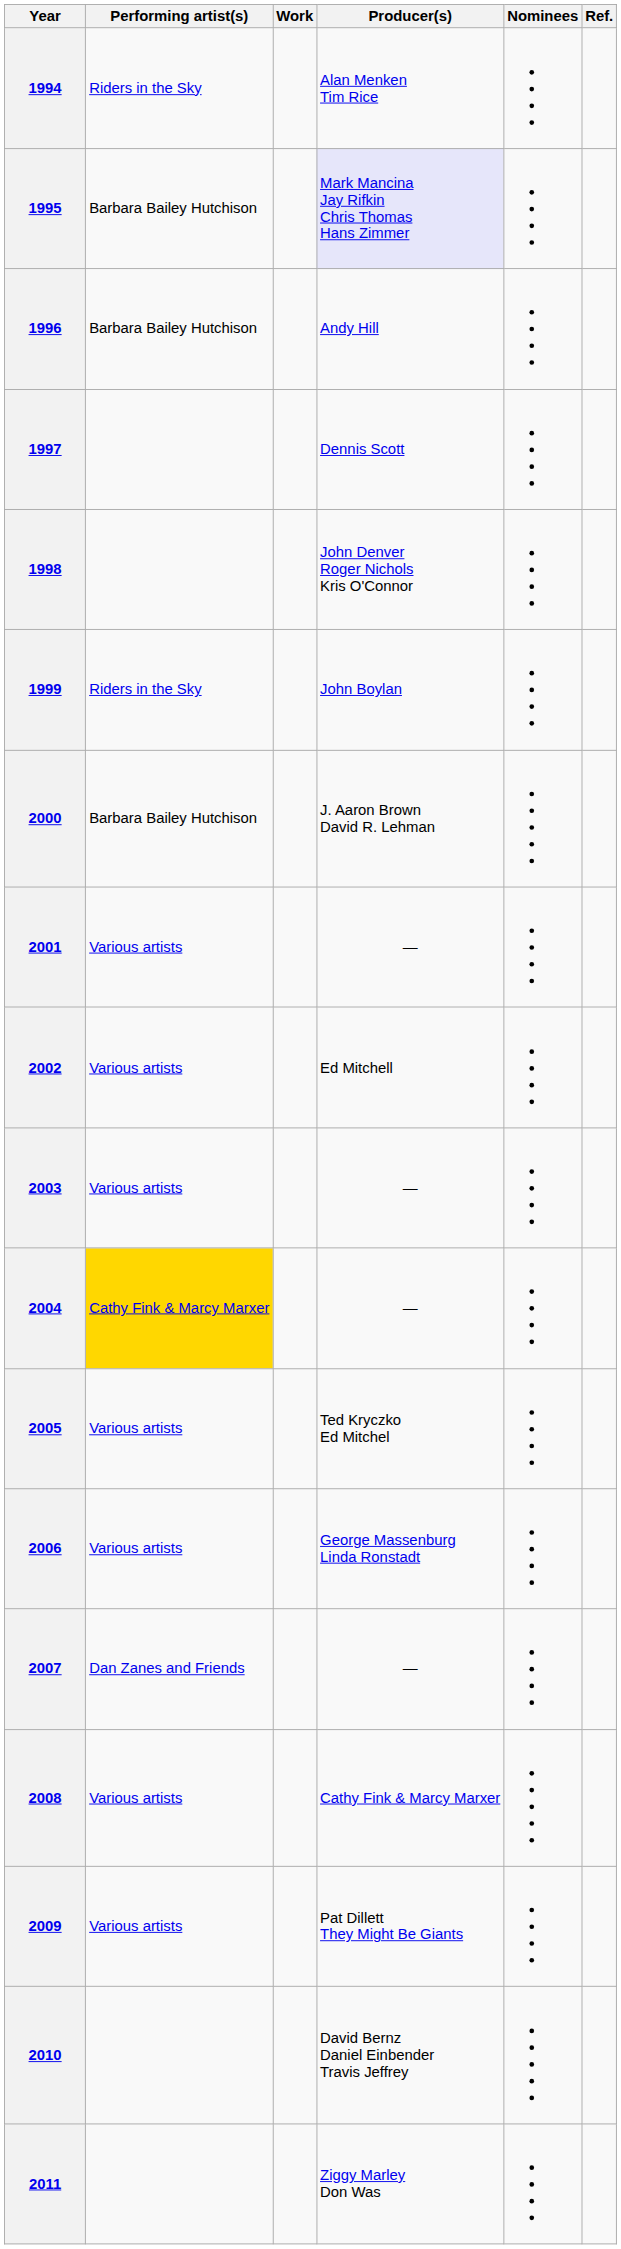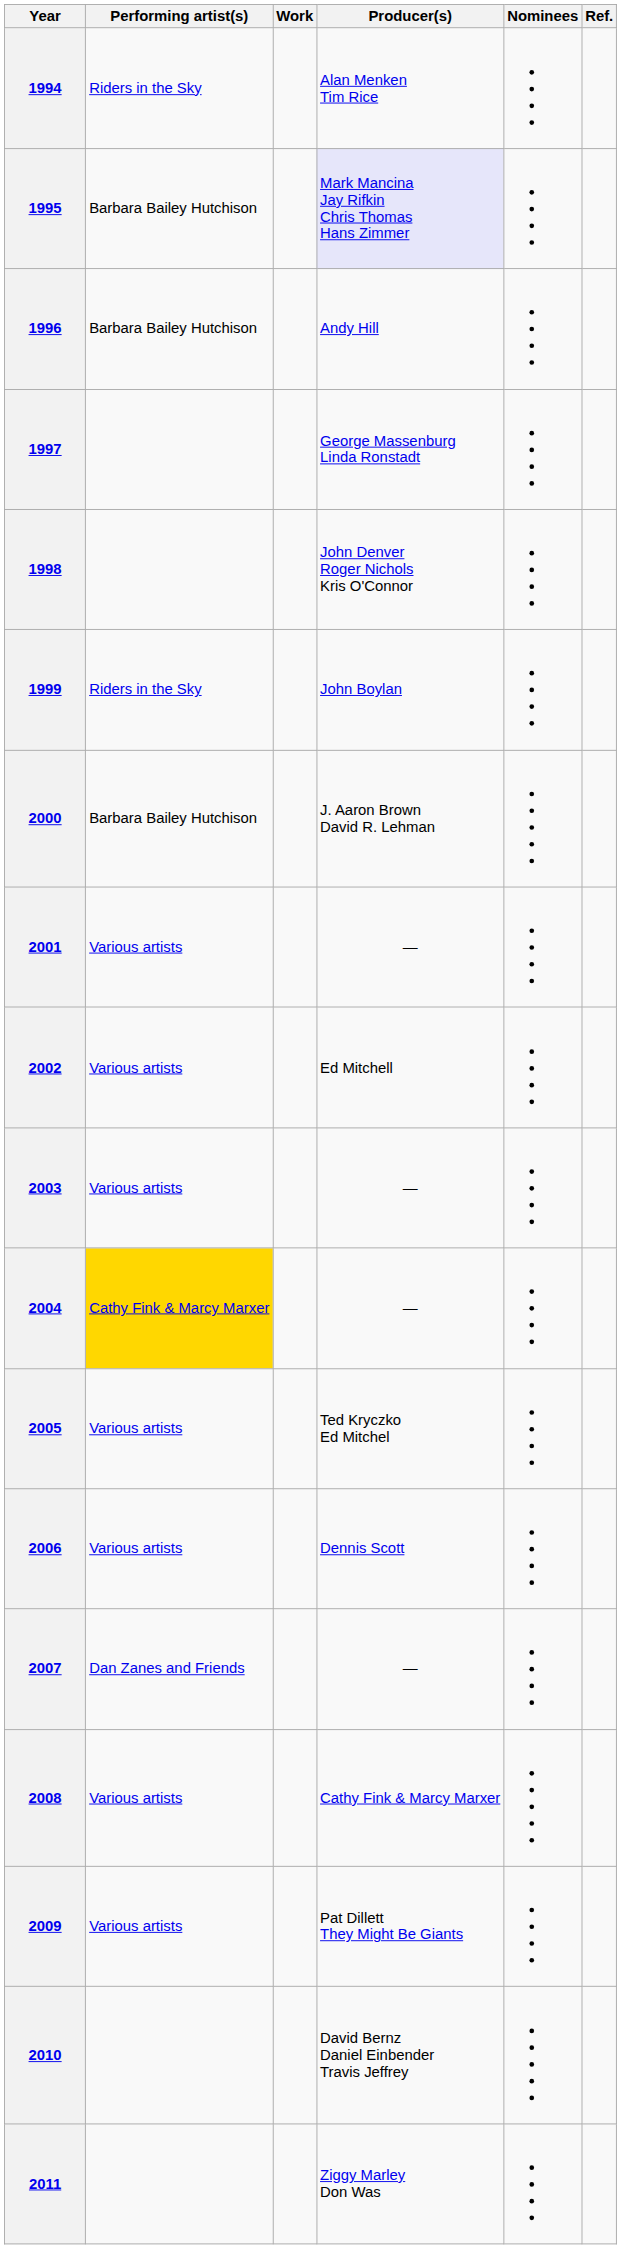(362, 449) Dennis Scott -> (388, 449) George Massenburg Linda Ronstadt
(388, 1548) George Massenburg Linda Ronstadt -> (362, 1548) Dennis Scott
